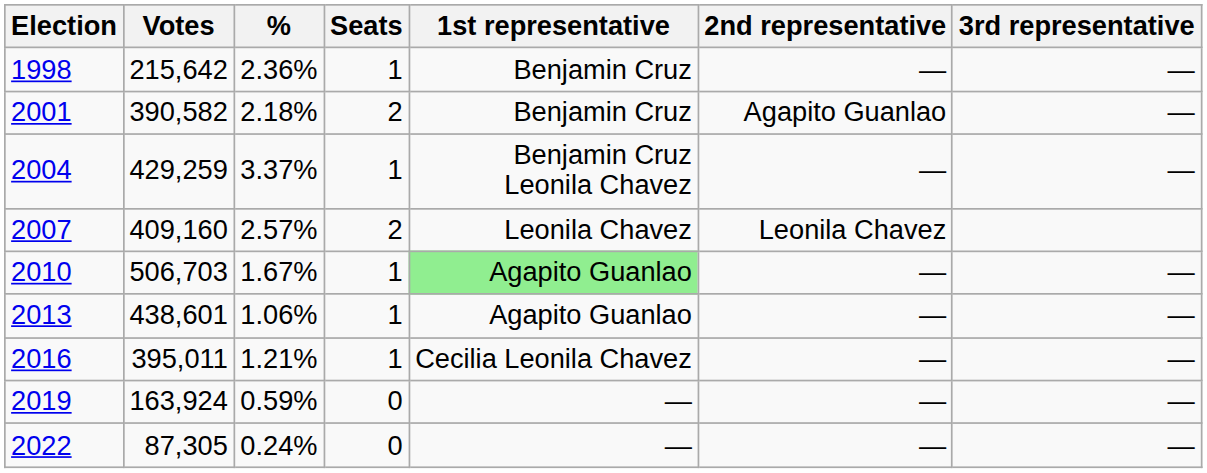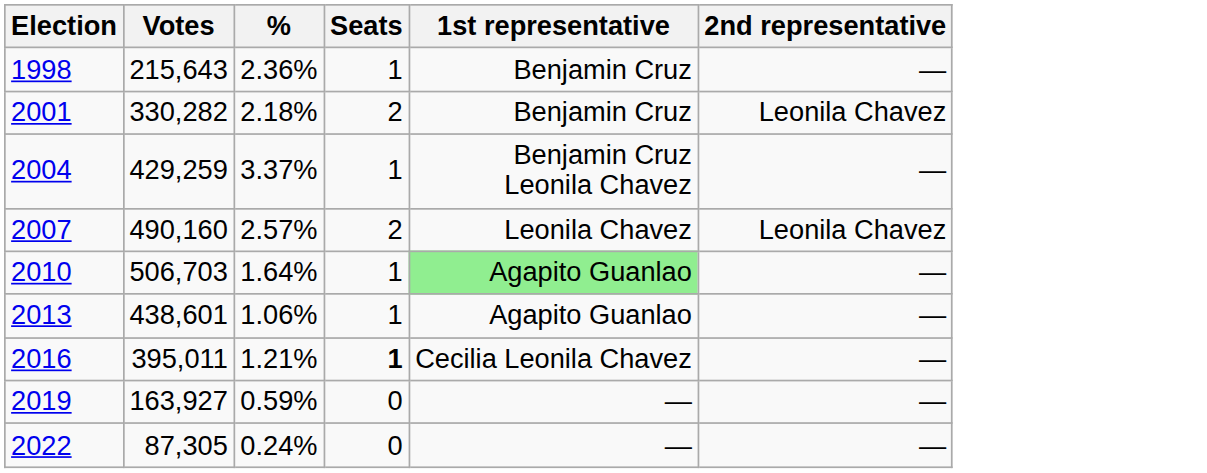- column: (1077, 26)
(179, 69) 215,642 -> (179, 69) 215,643
(179, 112) 390,582 -> (179, 112) 330,282
(845, 112) Agapito Guanlao -> (852, 112) Leonila Chavez
(179, 229) 409,160 -> (179, 229) 490,160
(279, 272) 1.67% -> (279, 272) 1.64%
(395, 358) normal -> (395, 358) bold
(179, 401) 163,924 -> (179, 401) 163,927
